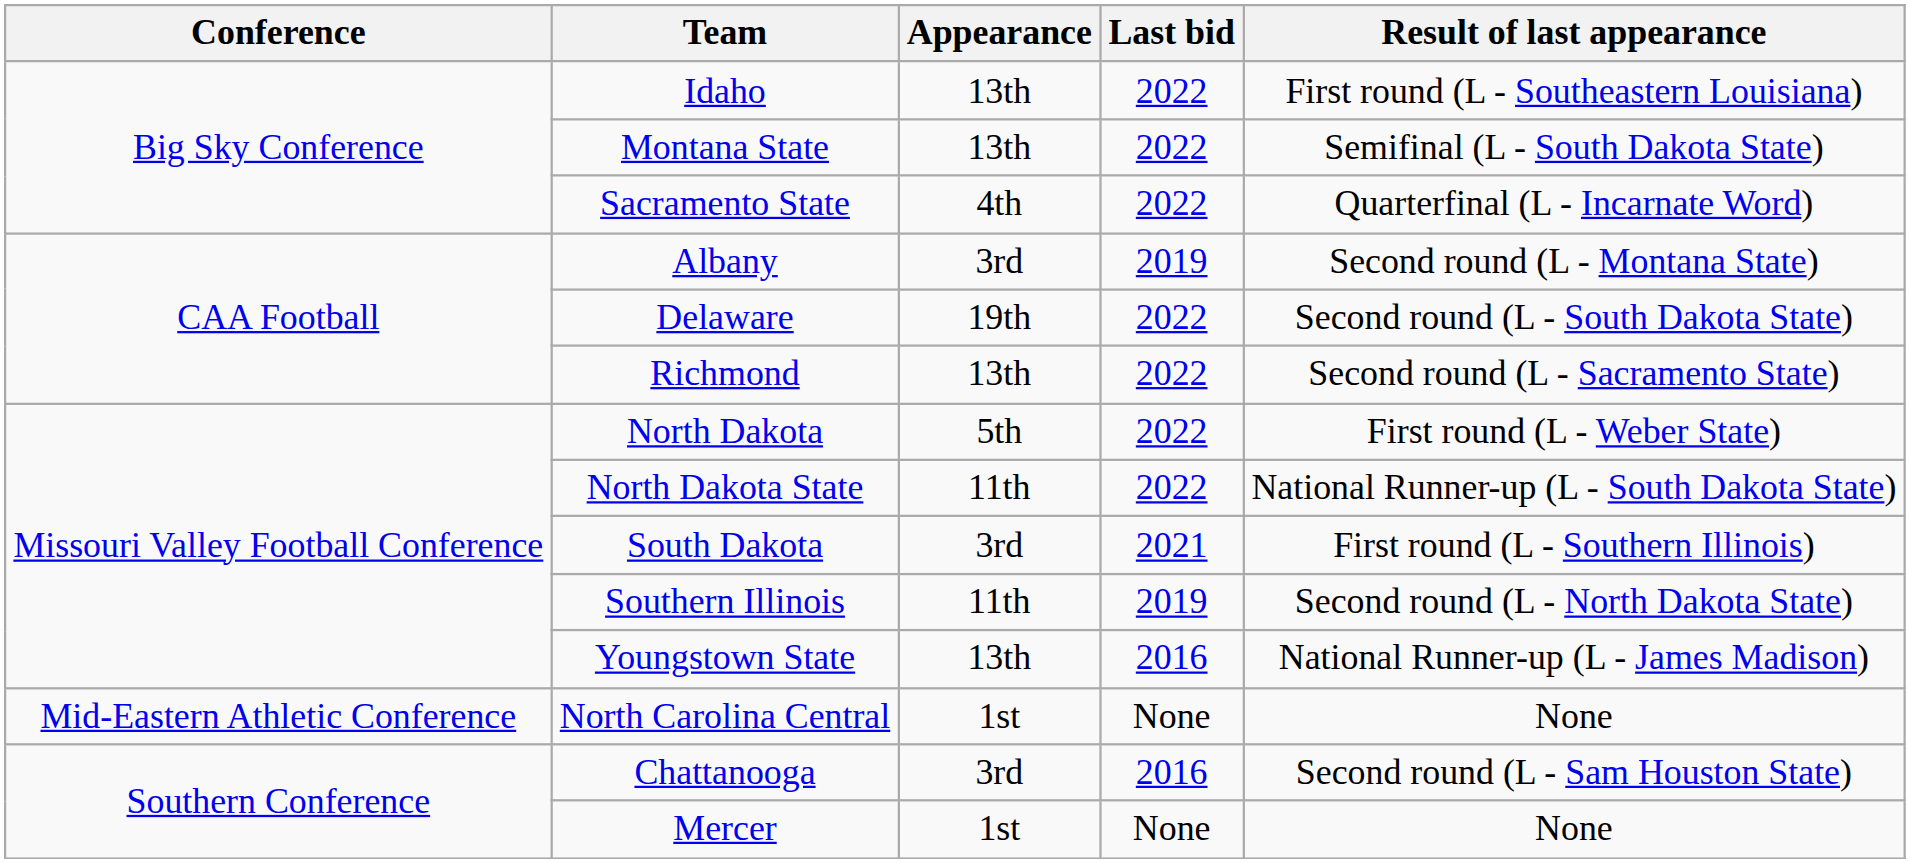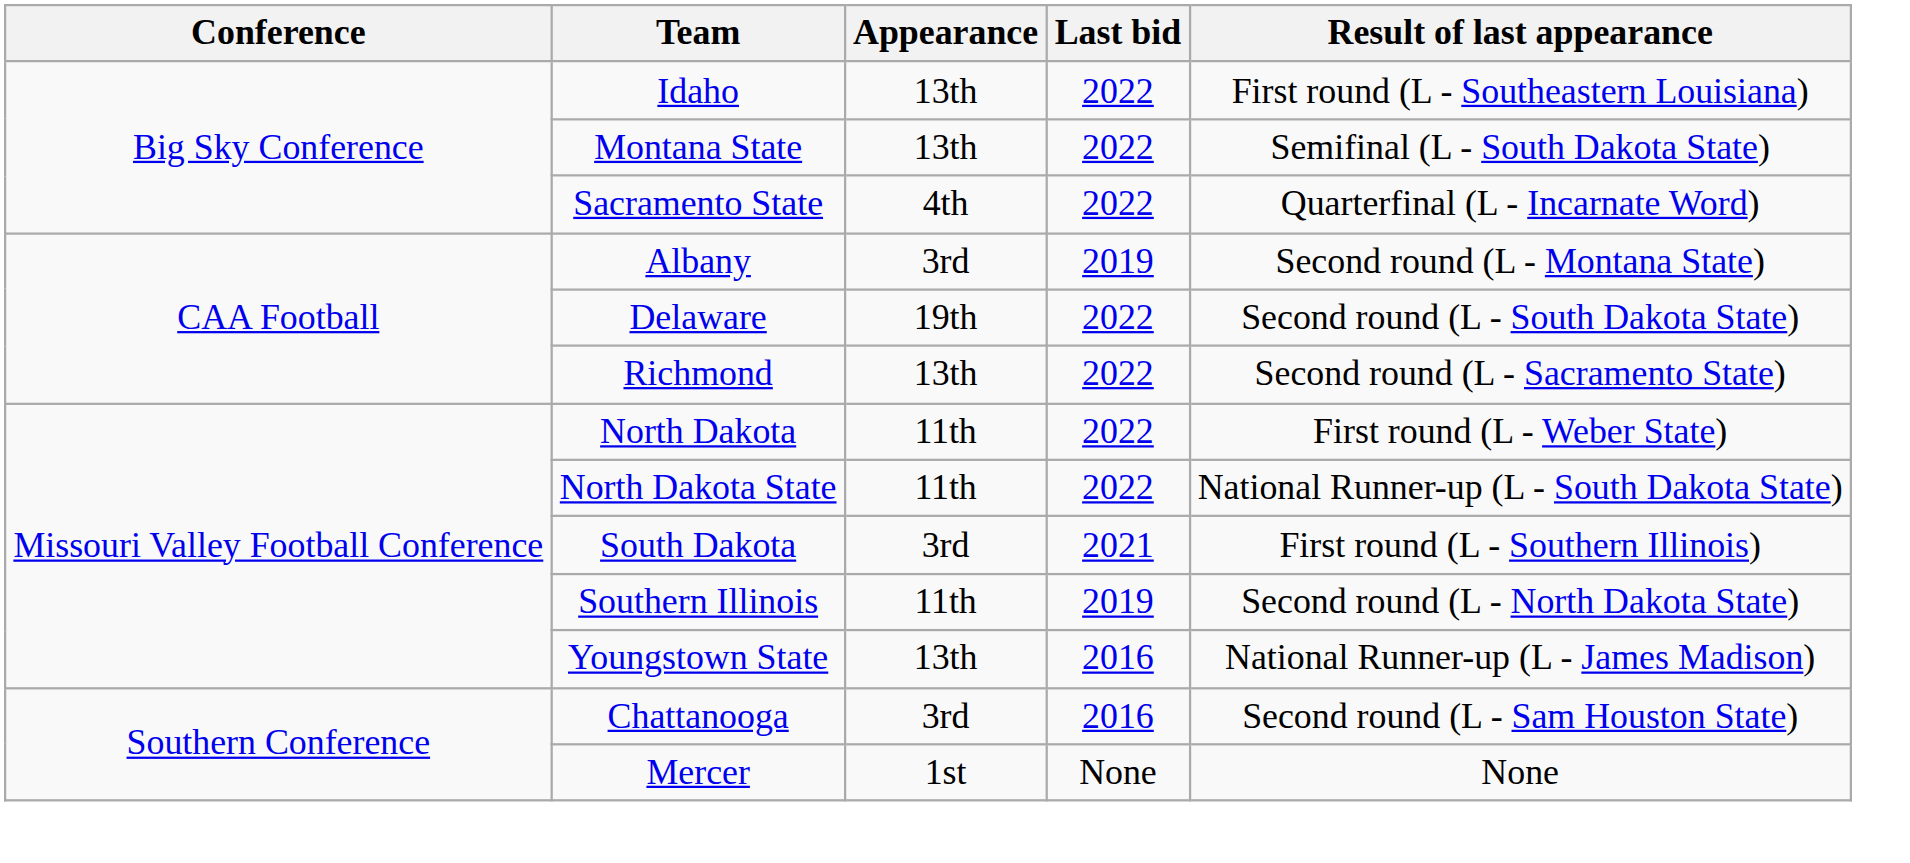(999, 430) 5th -> (946, 430) 11th
- row: (725, 715)
